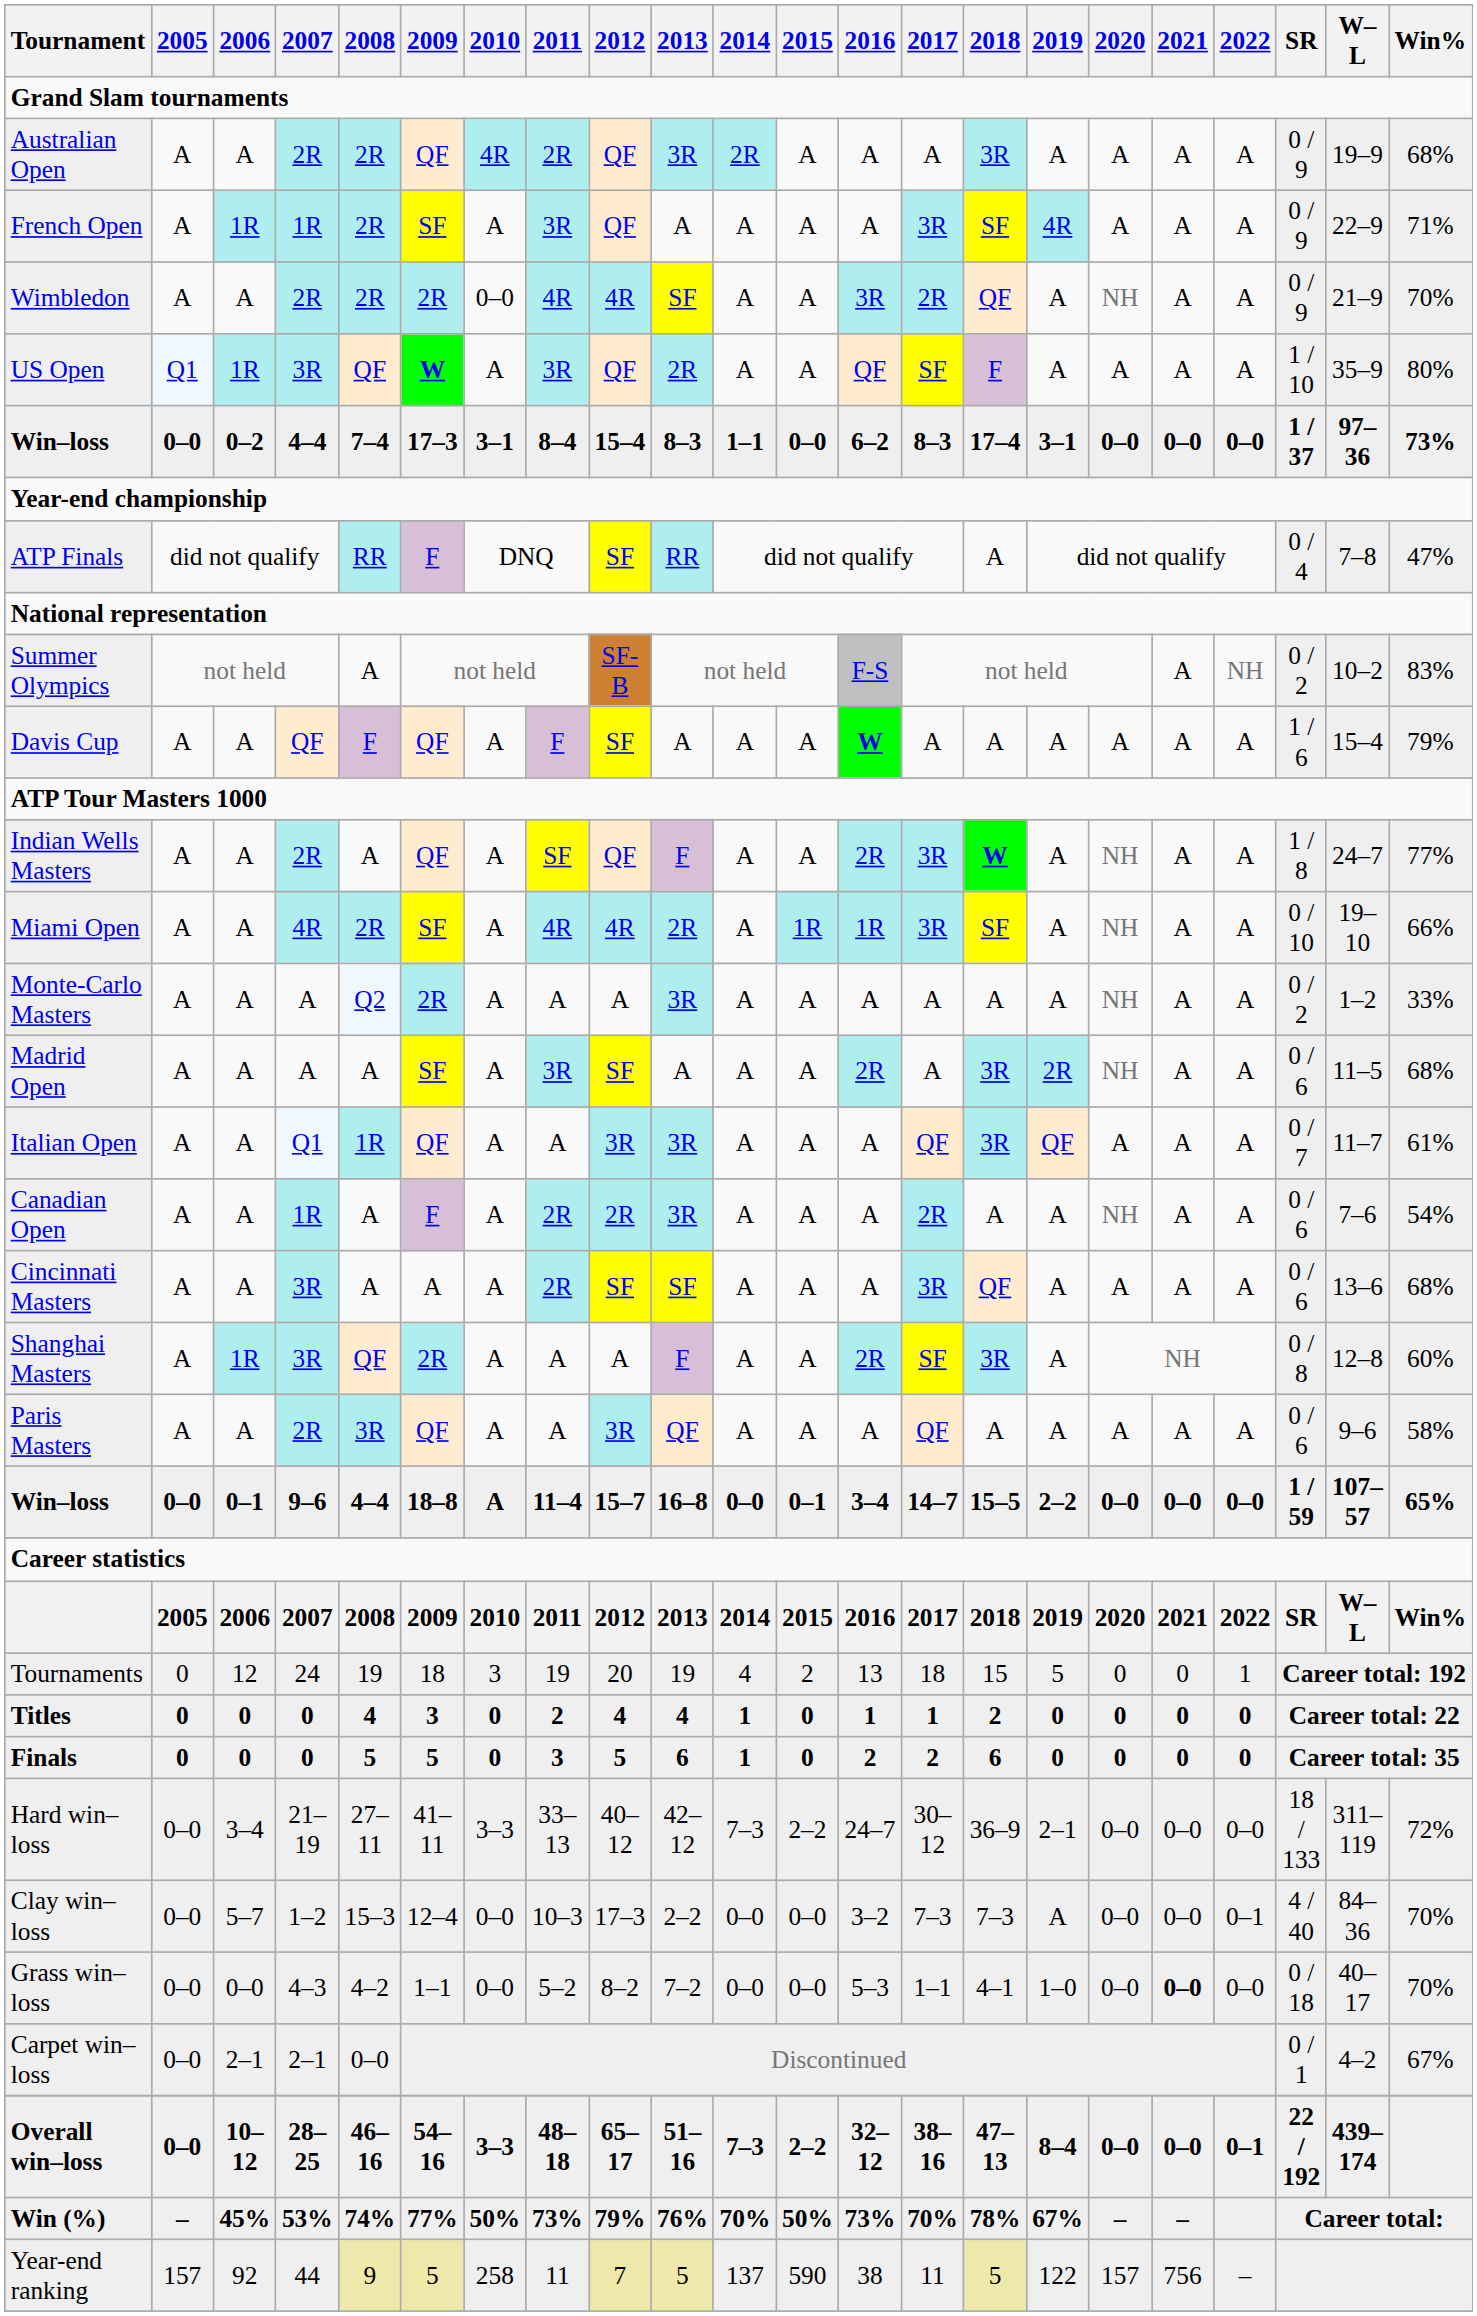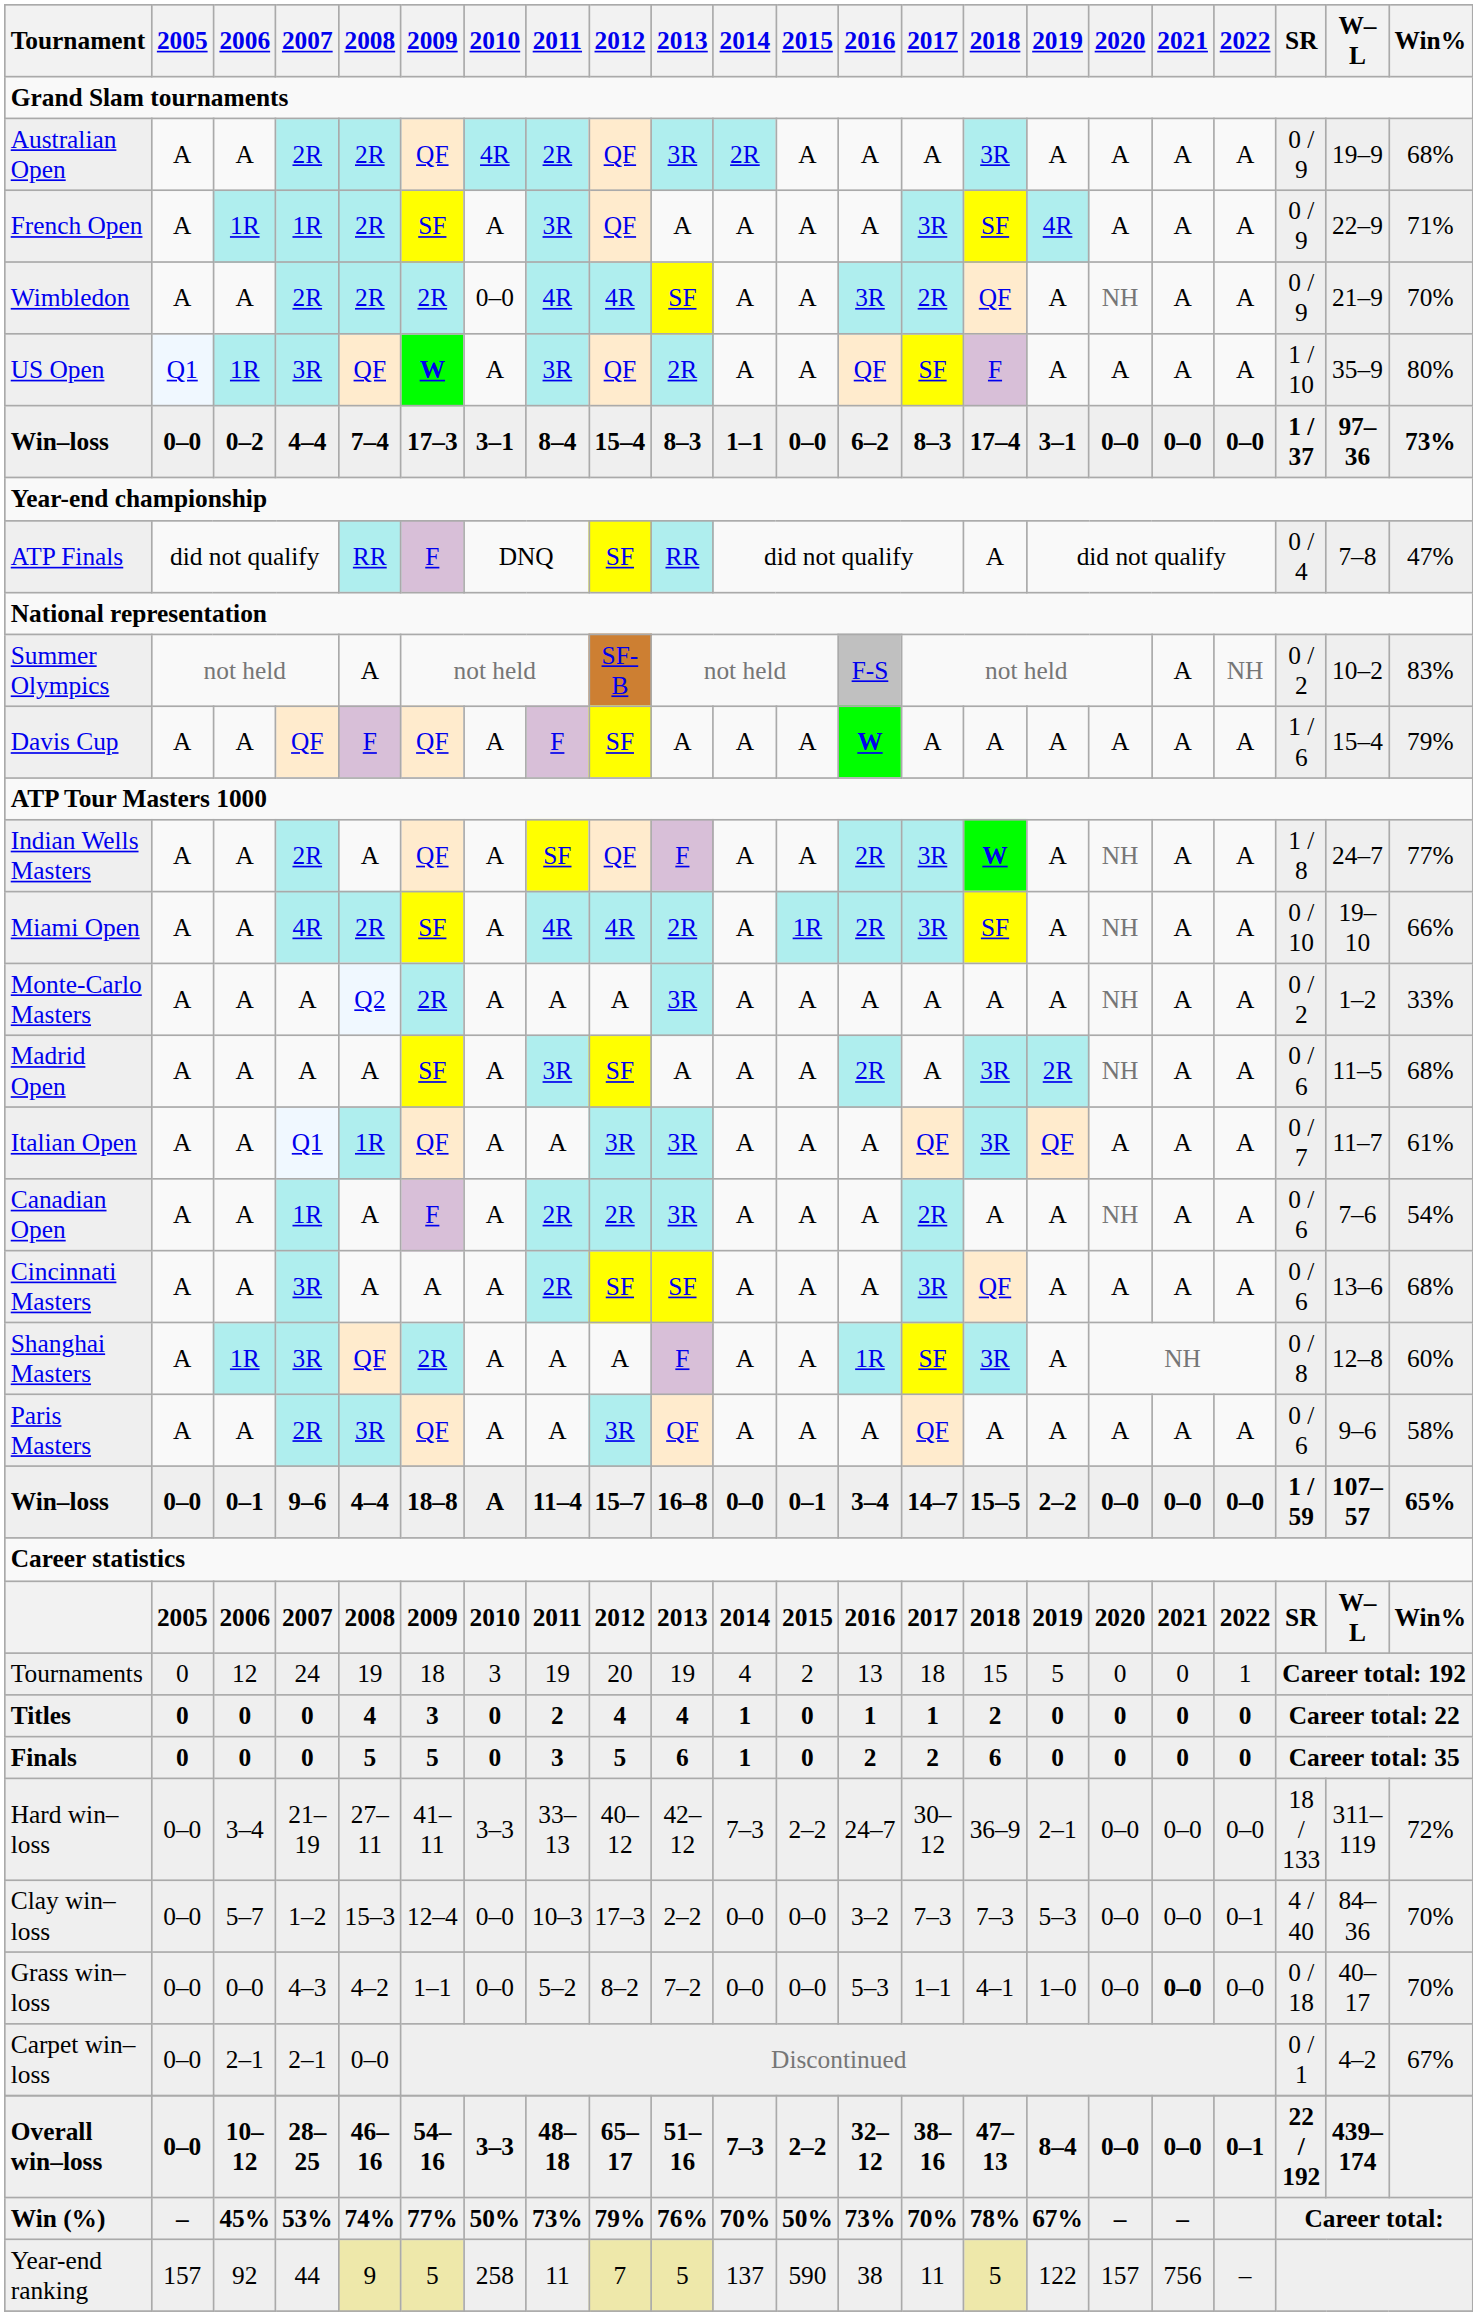(870, 927) 1R -> (870, 927) 2R
(870, 1358) 2R -> (870, 1358) 1R
(1058, 1915) A -> (1058, 1915) 5–3
